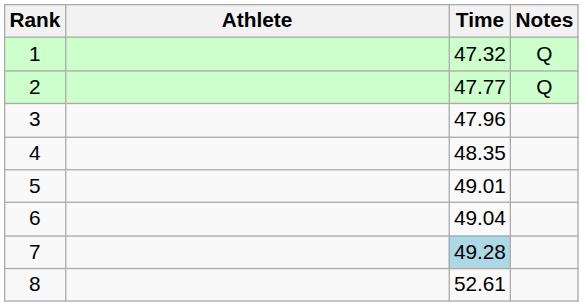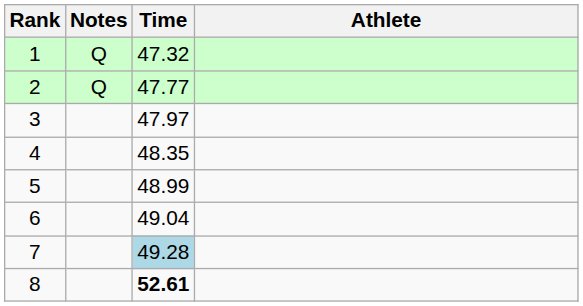columns swapped: (257, 20) <-> (544, 20)
(480, 119) 47.96 -> (163, 119) 47.97
(480, 185) 49.01 -> (163, 185) 48.99
(480, 284) normal -> (163, 284) bold
